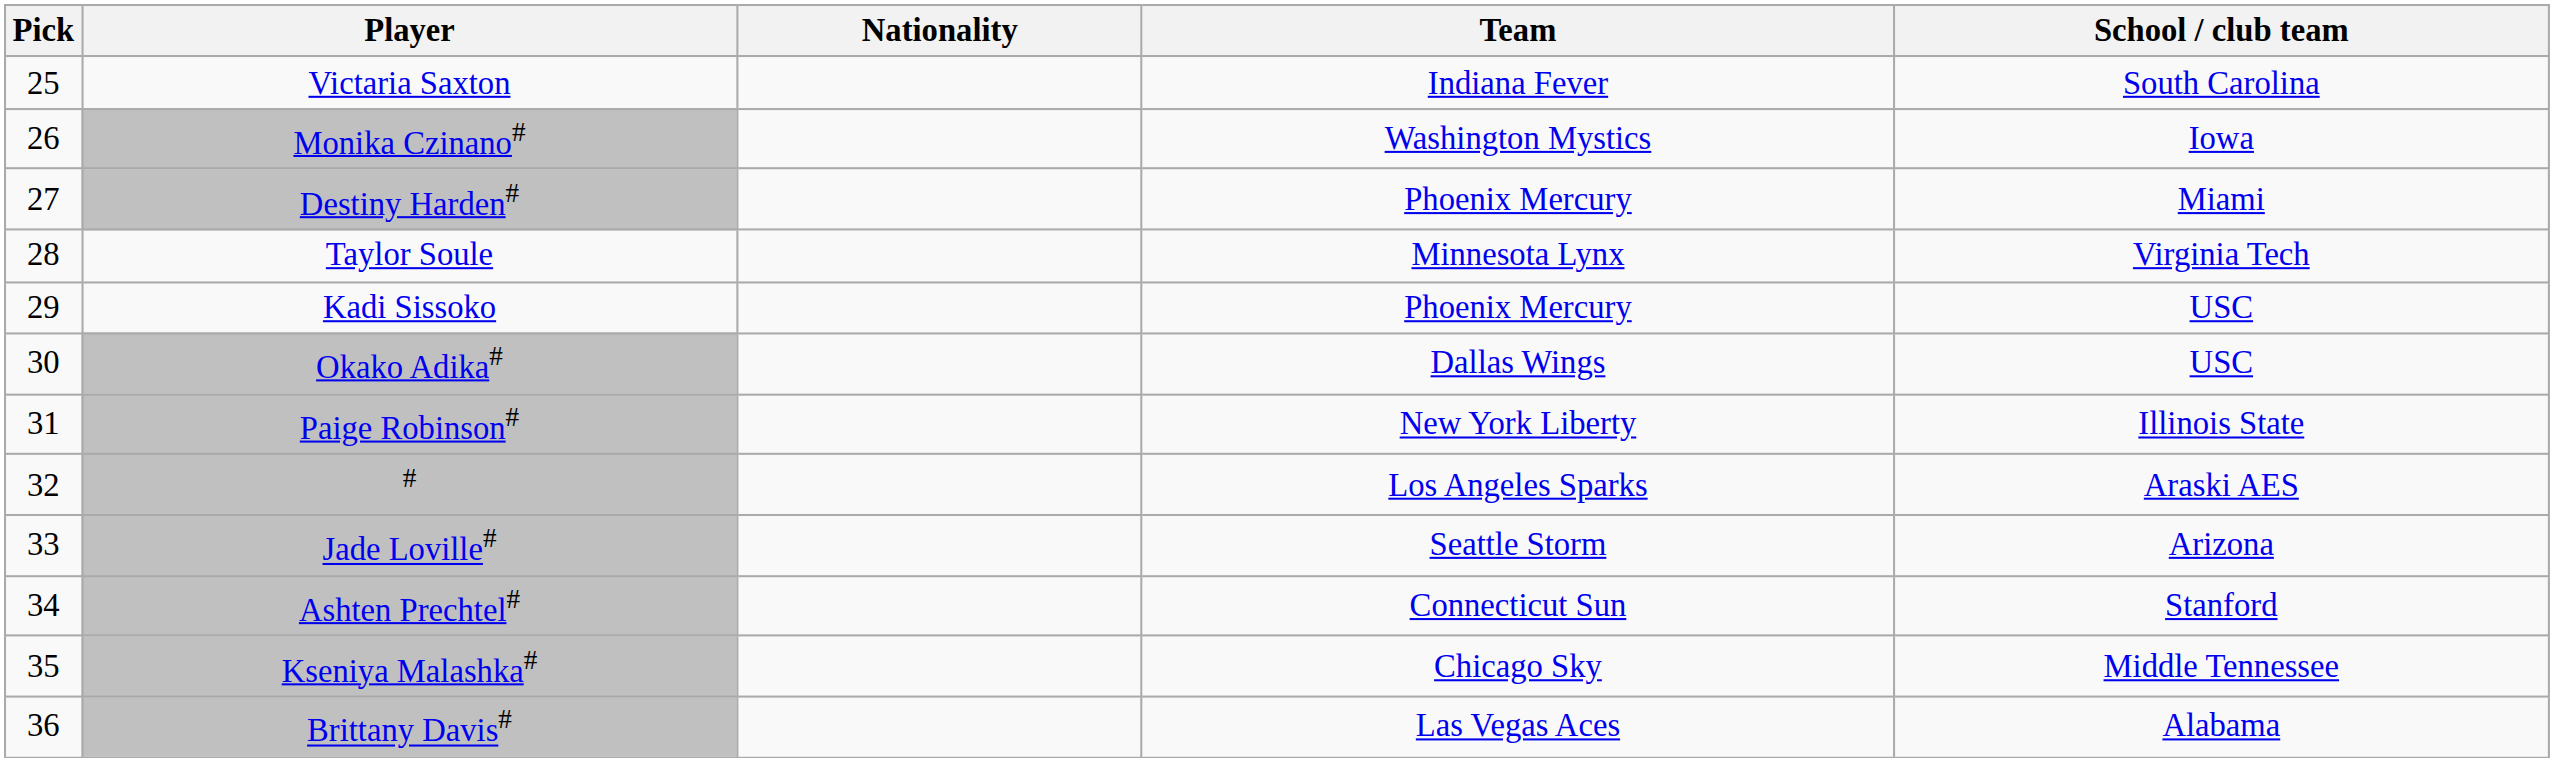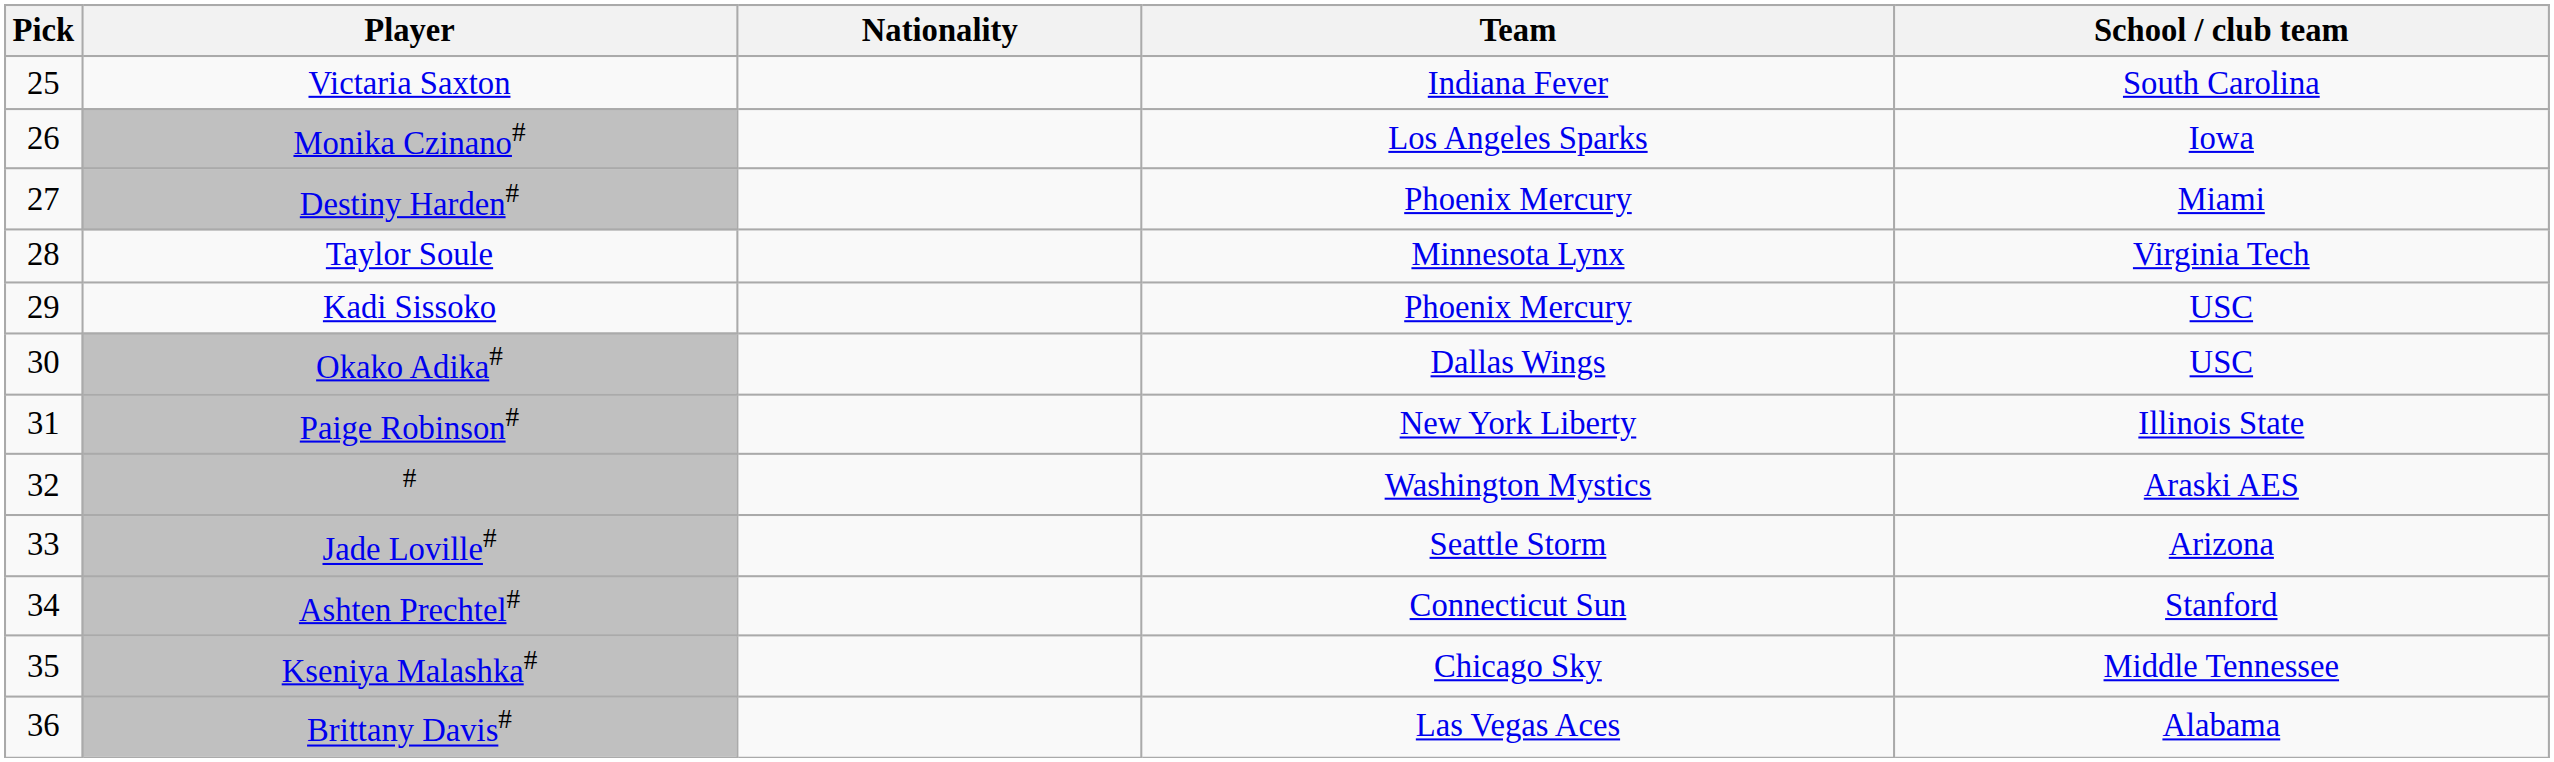(1518, 138) Washington Mystics -> (1518, 138) Los Angeles Sparks
(1518, 484) Los Angeles Sparks -> (1518, 484) Washington Mystics
